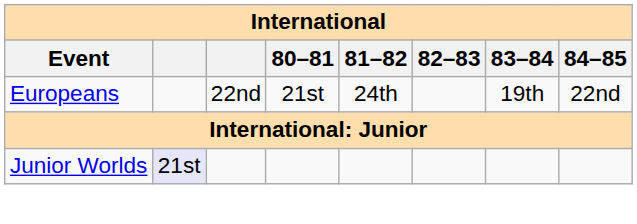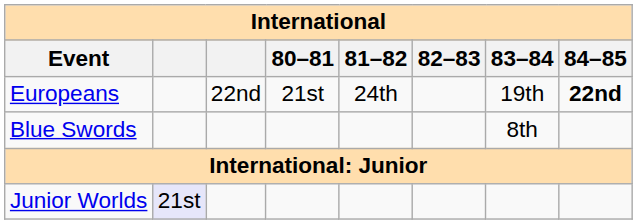(595, 93) normal -> (595, 93) bold
+ row: (73, 129)
